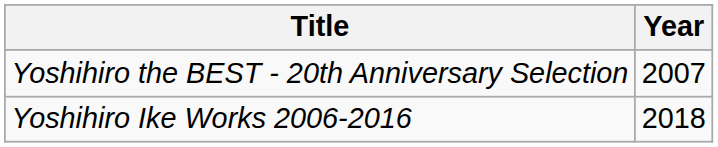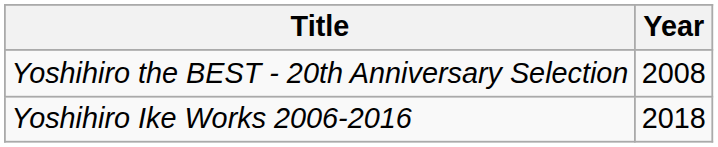(674, 73) 2007 -> (674, 73) 2008
